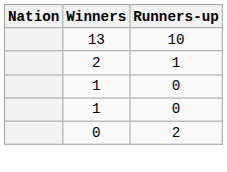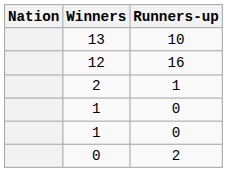+ row: (96, 63)
